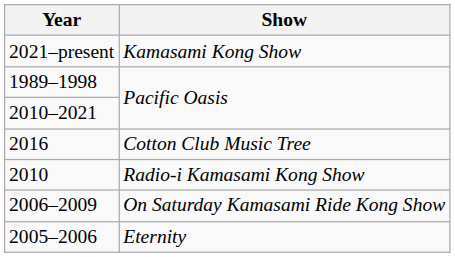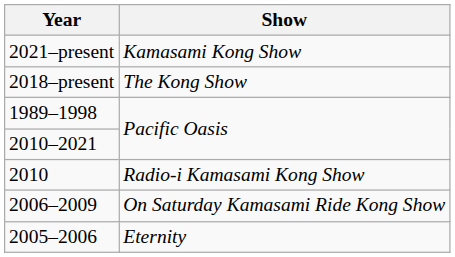+ row: (62, 81)
- row: (29, 143)
